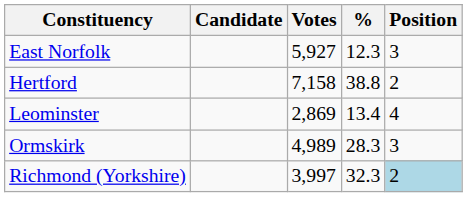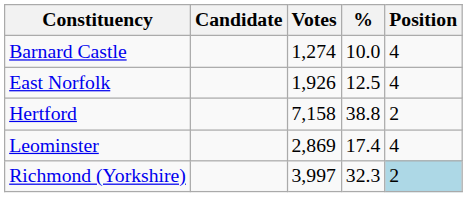+ row: (68, 51)
(314, 51) 5,927 -> (314, 82) 1,926
(363, 51) 12.3 -> (363, 82) 12.5
(394, 51) 3 -> (394, 82) 4
(363, 113) 13.4 -> (363, 144) 17.4
- row: (47, 144)
